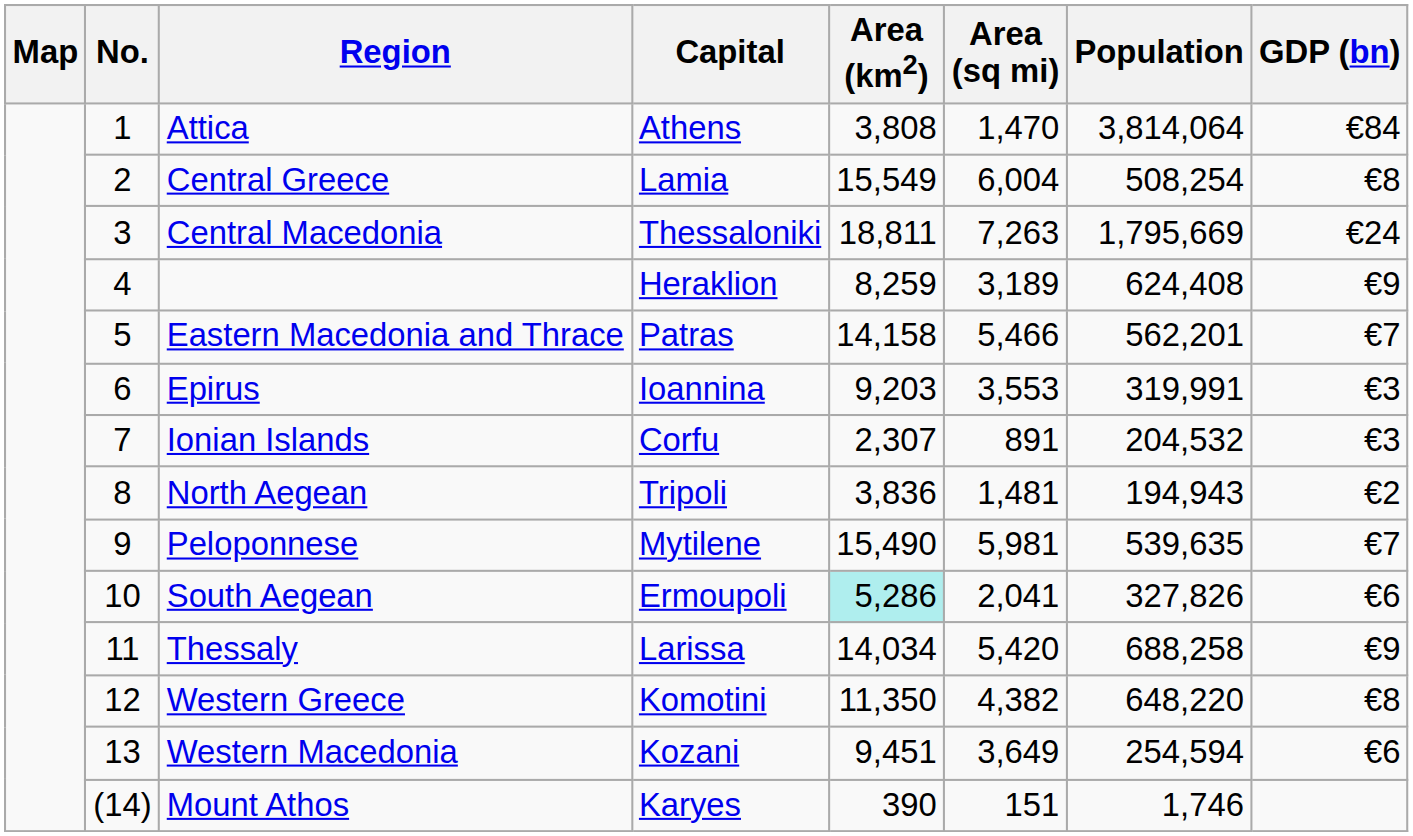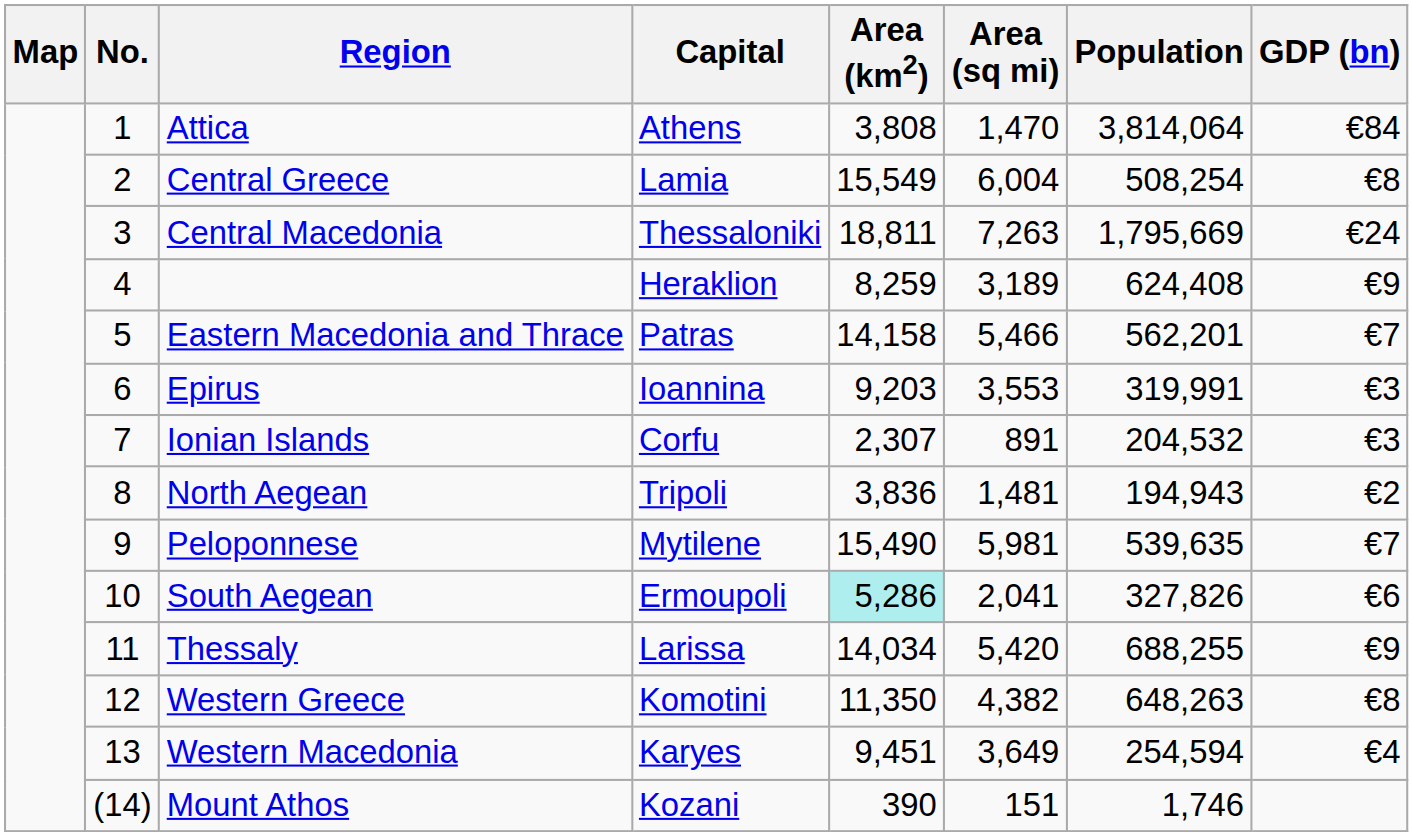(1185, 648) 688,258 -> (1185, 648) 688,255
(1185, 700) 648,220 -> (1185, 700) 648,263
(689, 752) Kozani -> (690, 752) Karyes
(1382, 752) €6 -> (1382, 752) €4
(690, 804) Karyes -> (689, 804) Kozani
